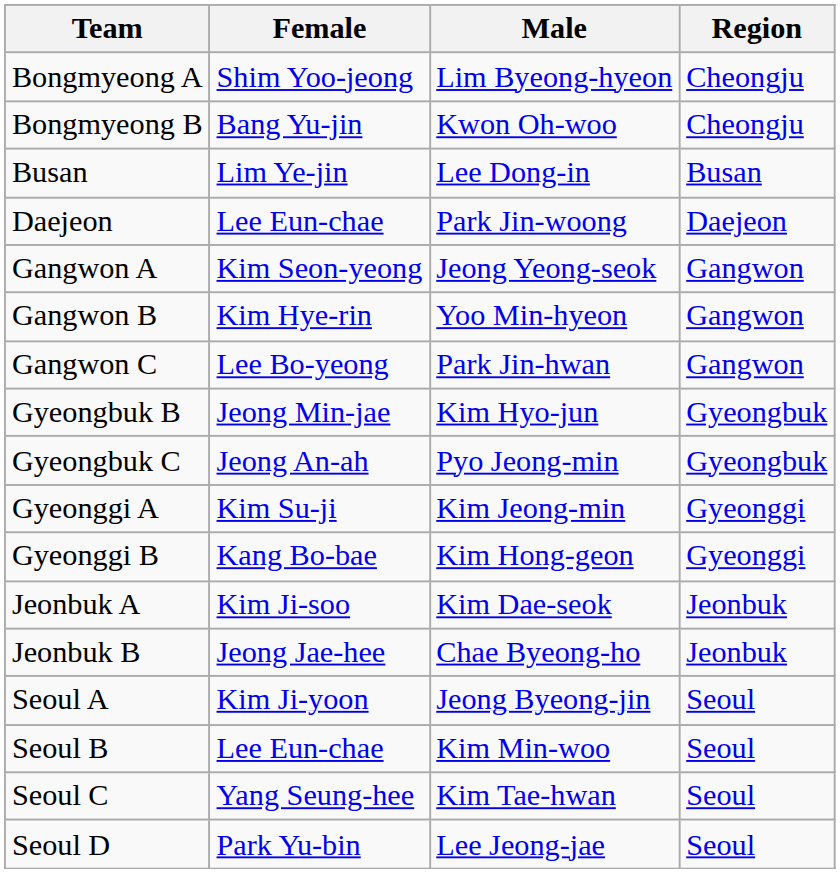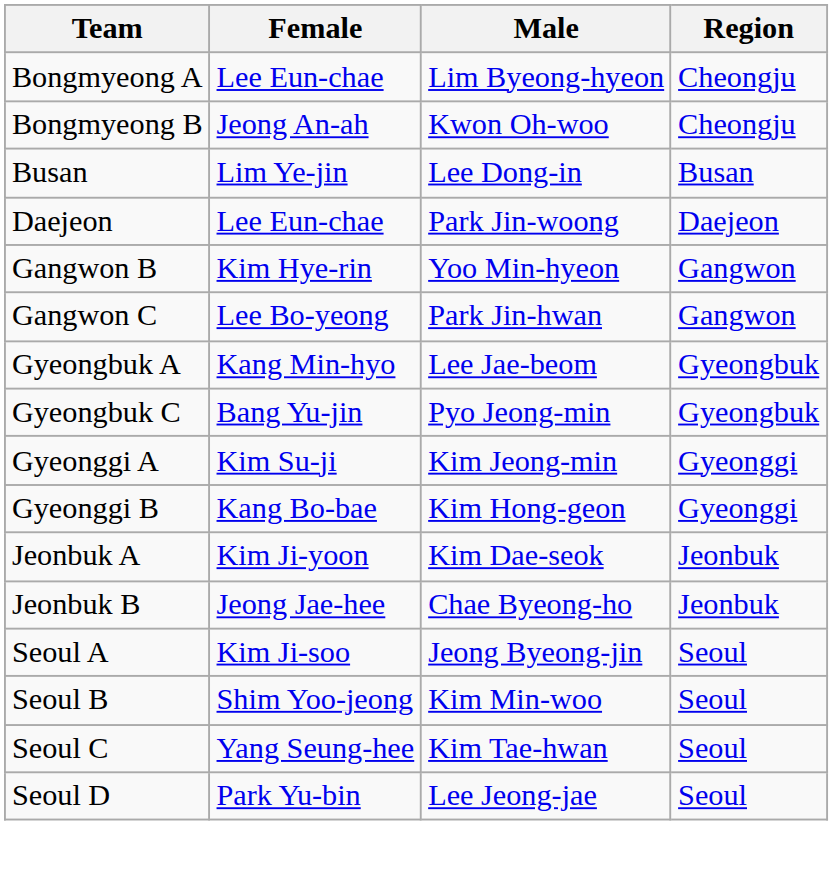(315, 76) Shim Yoo-jeong -> (300, 76) Lee Eun-chae
(289, 124) Bang Yu-jin -> (293, 124) Jeong An-ah
- row: (85, 268)
+ row: (96, 364)
- row: (96, 412)
(293, 460) Jeong An-ah -> (289, 412) Bang Yu-jin
(283, 603) Kim Ji-soo -> (293, 556) Kim Ji-yoon
(293, 699) Kim Ji-yoon -> (283, 651) Kim Ji-soo
(300, 747) Lee Eun-chae -> (315, 699) Shim Yoo-jeong
